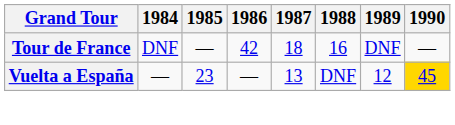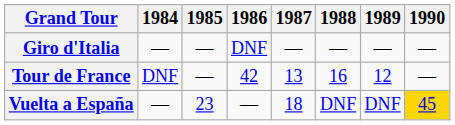+ row: (71, 47)
(294, 47) 18 -> (294, 76) 13
(383, 47) DNF -> (383, 76) 12
(294, 76) 13 -> (294, 104) 18
(383, 76) 12 -> (383, 104) DNF
